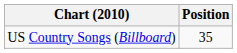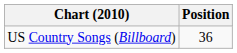(206, 37) 35 -> (206, 37) 36
